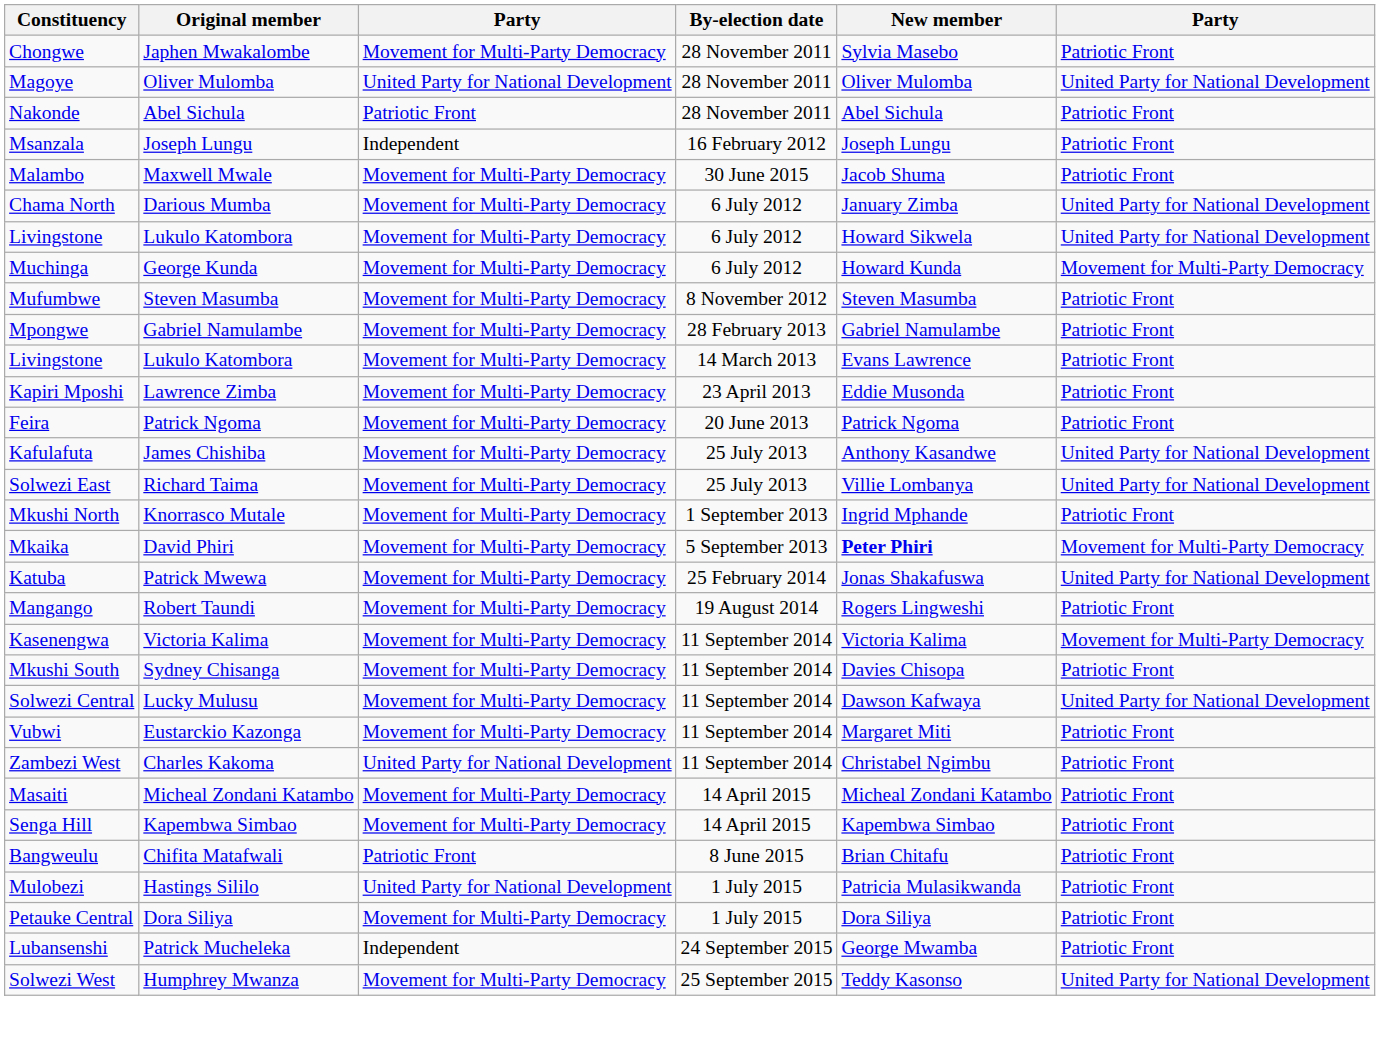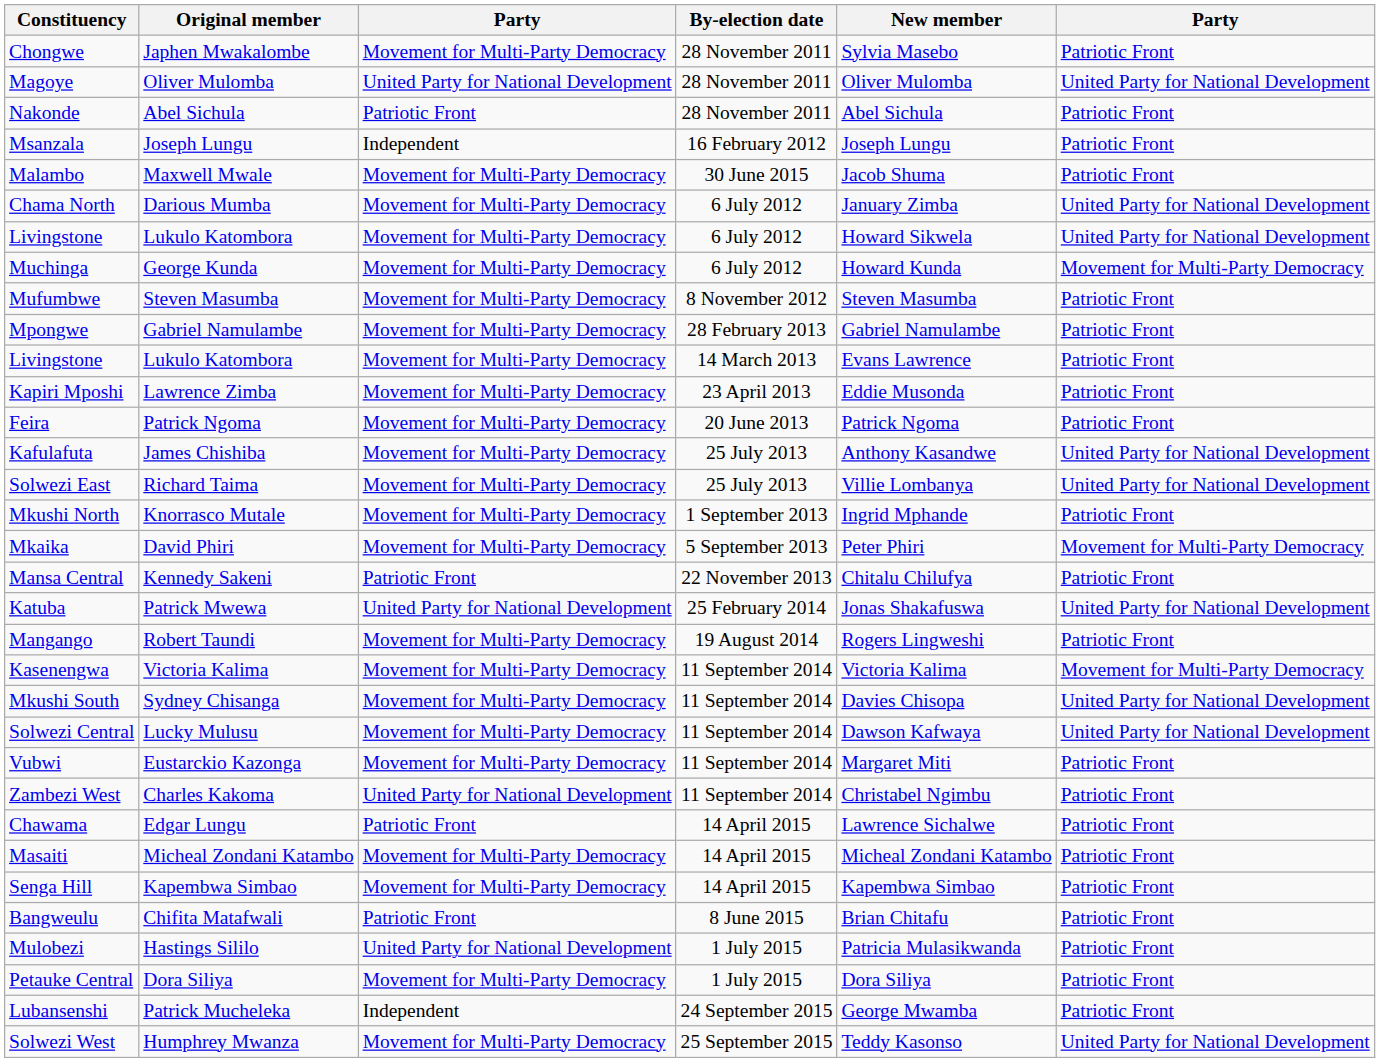(887, 546) bold -> (883, 546) normal
+ row: (66, 577)
(514, 577) Movement for Multi-Party Democracy -> (517, 608) United Party for National Development
(1117, 670) Patriotic Front -> (1215, 701) United Party for National Development
+ row: (48, 824)
